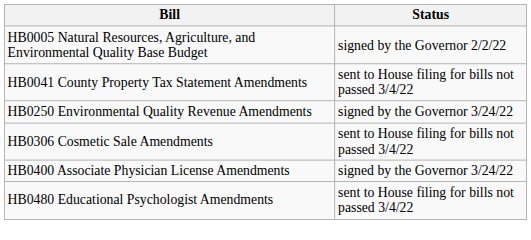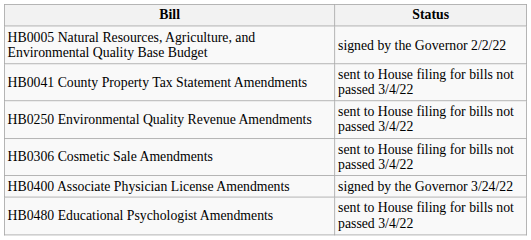(426, 111) signed by the Governor 3/24/22 -> (426, 119) sent to House filing for bills not passed 3/4/22
